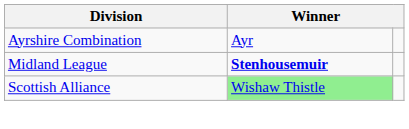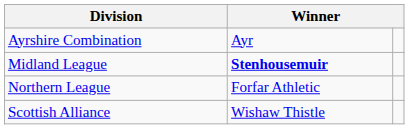+ row: (59, 87)
(278, 87) lightgreen background -> (278, 111) no background
